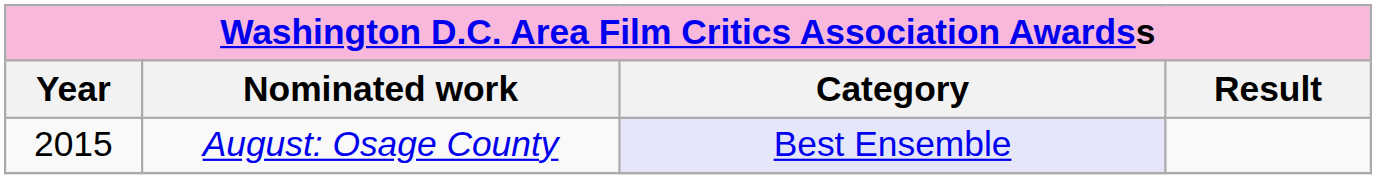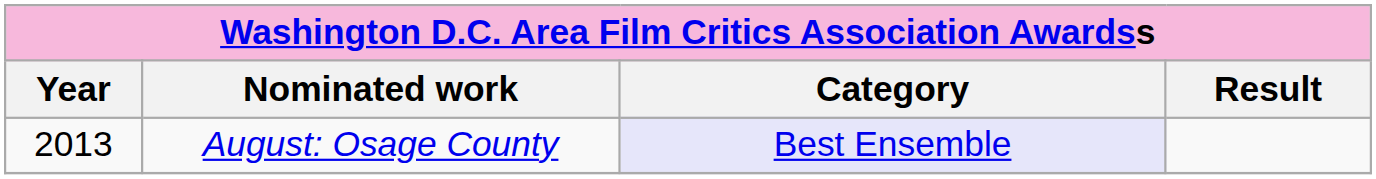(73, 144) 2015 -> (73, 144) 2013
